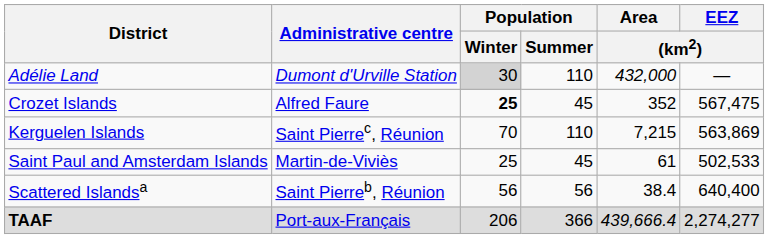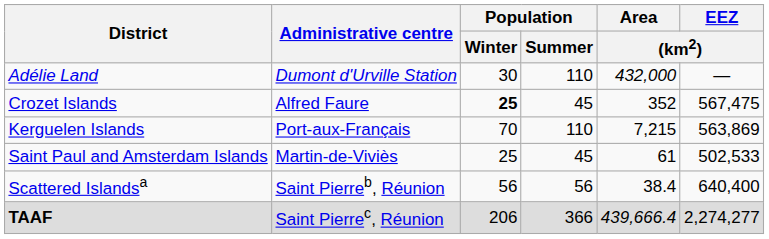(508, 76) lightgrey background -> (508, 76) no background
(360, 132) Saint Pierrec, Réunion -> (343, 130) Port-aux-Français
(343, 219) Port-aux-Français -> (360, 217) Saint Pierrec, Réunion
